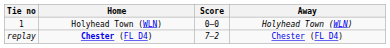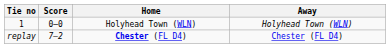columns swapped: (117, 11) <-> (212, 11)
